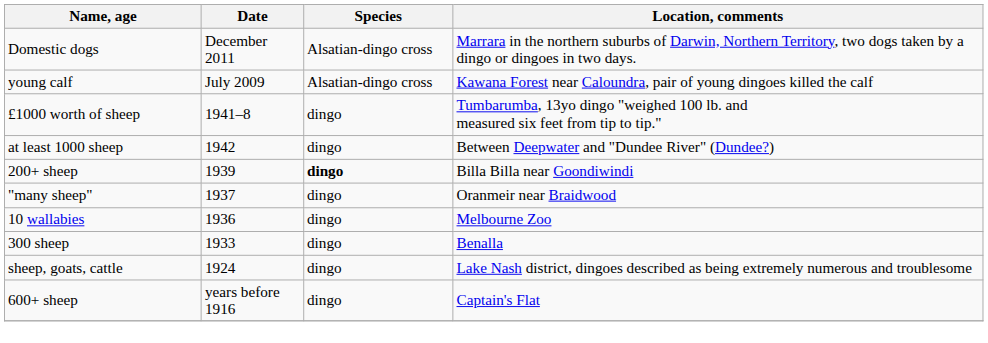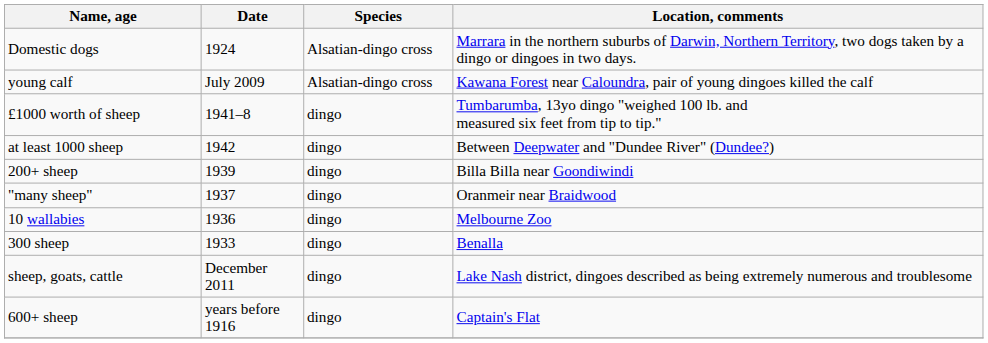(236, 49) December 2011 -> (220, 49) 1924
(325, 171) bold -> (324, 171) normal
(220, 267) 1924 -> (236, 276) December 2011
